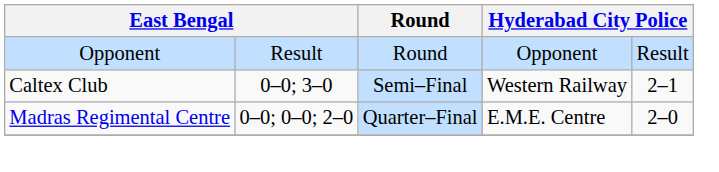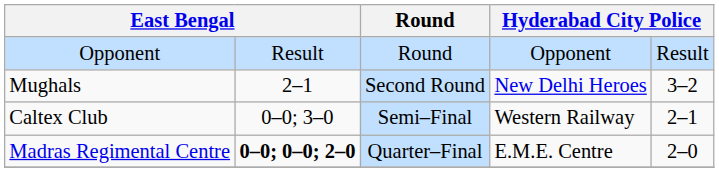+ row: (45, 85)
(296, 118) normal -> (297, 150) bold
